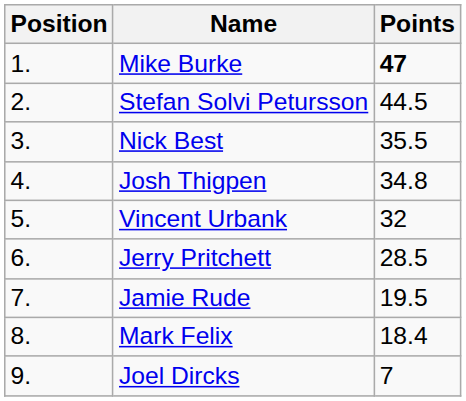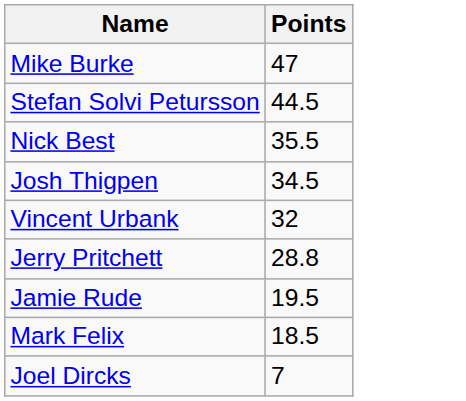- column: (59, 24)
(393, 63) bold -> (285, 63) normal
(404, 180) 34.8 -> (295, 180) 34.5
(404, 258) 28.5 -> (295, 258) 28.8
(404, 336) 18.4 -> (295, 336) 18.5
